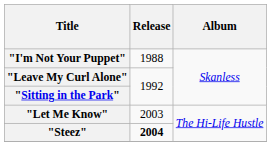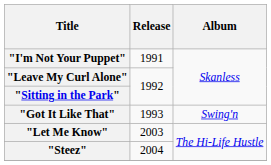(152, 58) 1988 -> (152, 58) 1991
+ row: (67, 114)
(152, 132) bold -> (152, 151) normal
